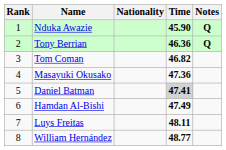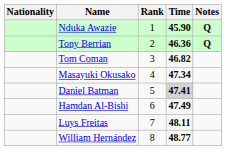columns swapped: (18, 12) <-> (140, 12)
(180, 75) 47.36 -> (180, 75) 47.34
